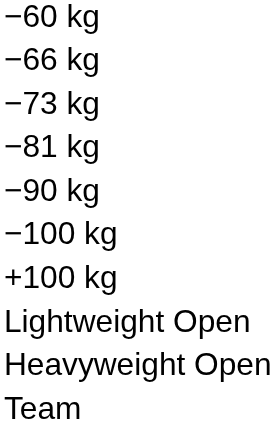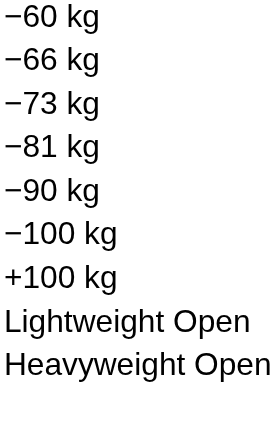- row: (43, 408)
